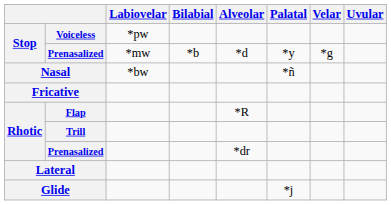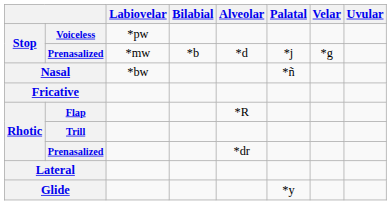(288, 53) *y -> (288, 53) *j
(288, 190) *j -> (288, 190) *y
